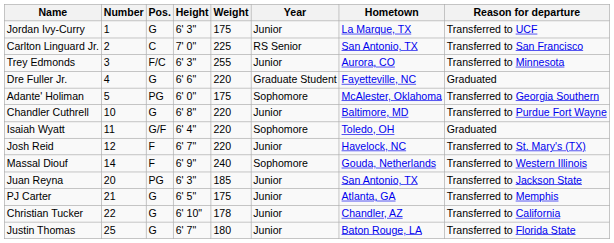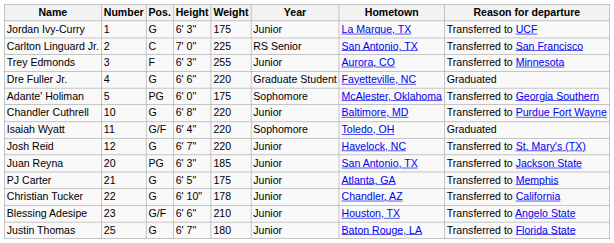(157, 63) F/C -> (152, 63) F
(152, 146) F -> (153, 146) G
- row: (37, 163)
+ row: (47, 213)
